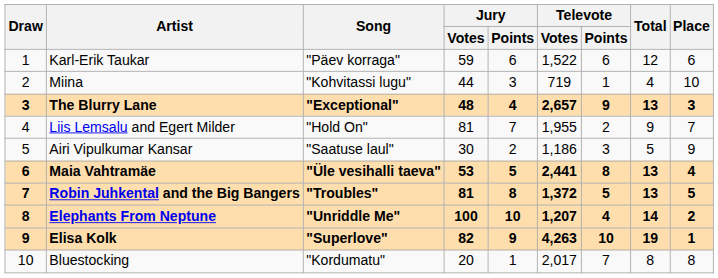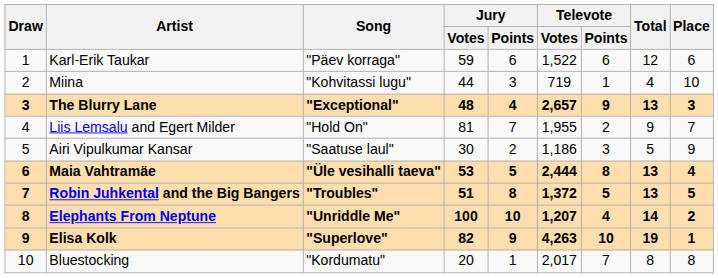(559, 171) 2,441 -> (559, 171) 2,444
(466, 194) 81 -> (466, 194) 51
